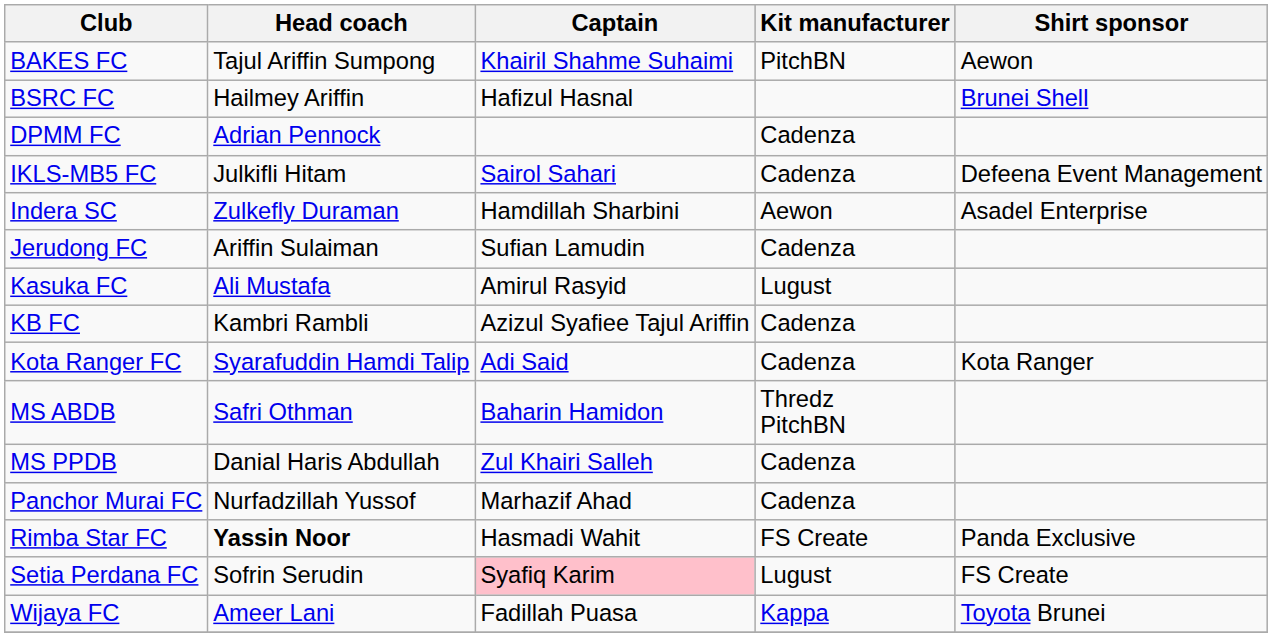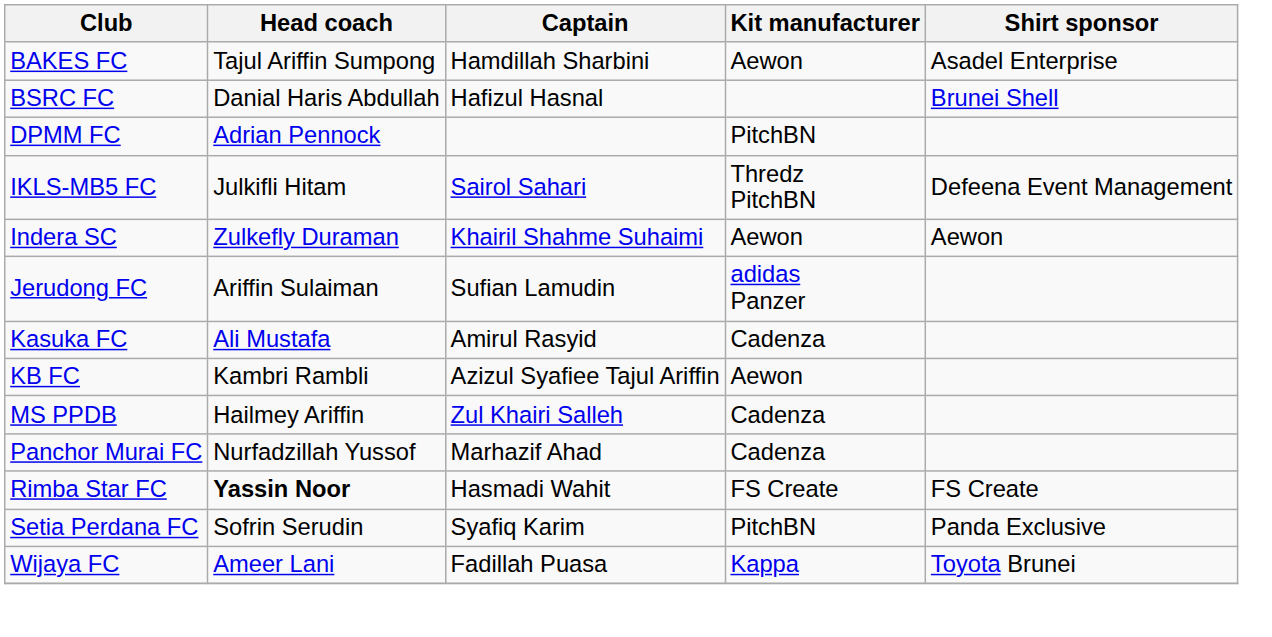(607, 60) Khairil Shahme Suhaimi -> (550, 60) Hamdillah Sharbini
(803, 60) PitchBN -> (767, 60) Aewon
(997, 60) Aewon -> (1024, 60) Asadel Enterprise
(289, 98) Hailmey Ariffin -> (326, 98) Danial Haris Abdullah
(808, 135) Cadenza -> (773, 135) PitchBN
(808, 173) Cadenza -> (773, 186) Thredz PitchBN
(580, 211) Hamdillah Sharbini -> (577, 237) Khairil Shahme Suhaimi
(1054, 211) Asadel Enterprise -> (967, 237) Aewon
(808, 248) Cadenza -> (768, 288) adidas Panzer
(796, 286) Lugust -> (778, 339) Cadenza
(808, 323) Cadenza -> (767, 376) Aewon
- row: (96, 361)
- row: (63, 412)
(326, 463) Danial Haris Abdullah -> (289, 414) Hailmey Ariffin
(1048, 538) Panda Exclusive -> (985, 489) FS Create
(548, 575) pink background -> (518, 527) no background
(796, 575) Lugust -> (773, 527) PitchBN
(1015, 575) FS Create -> (1018, 527) Panda Exclusive
